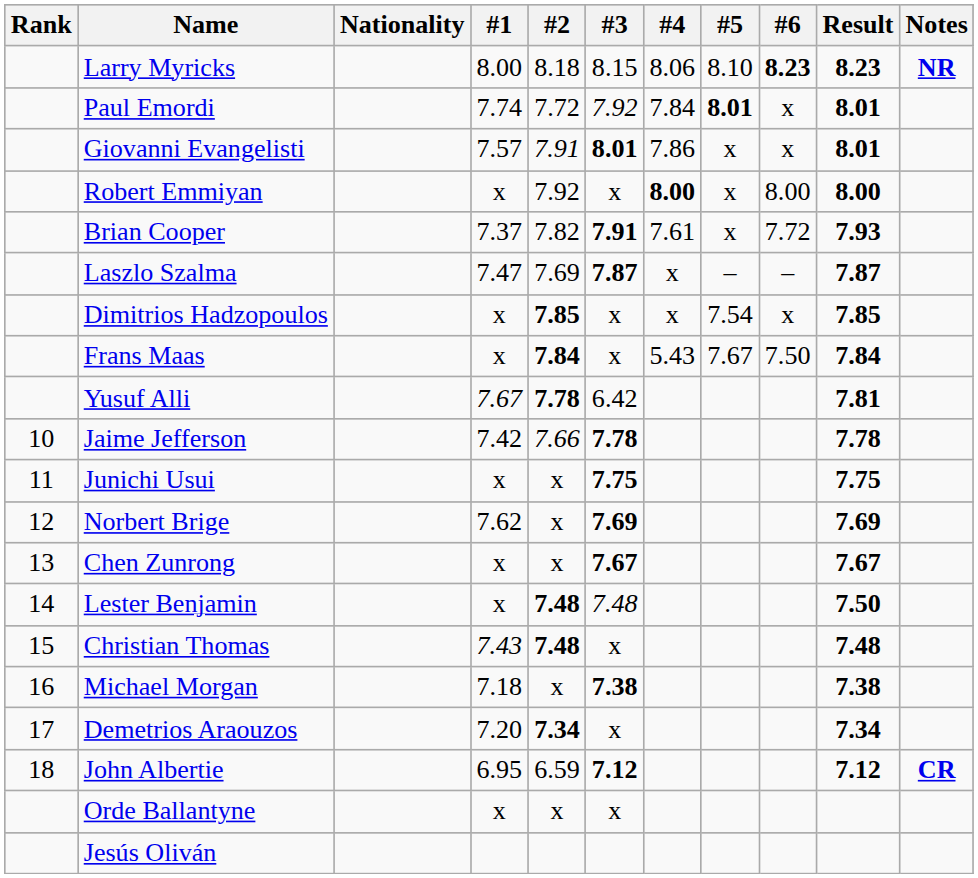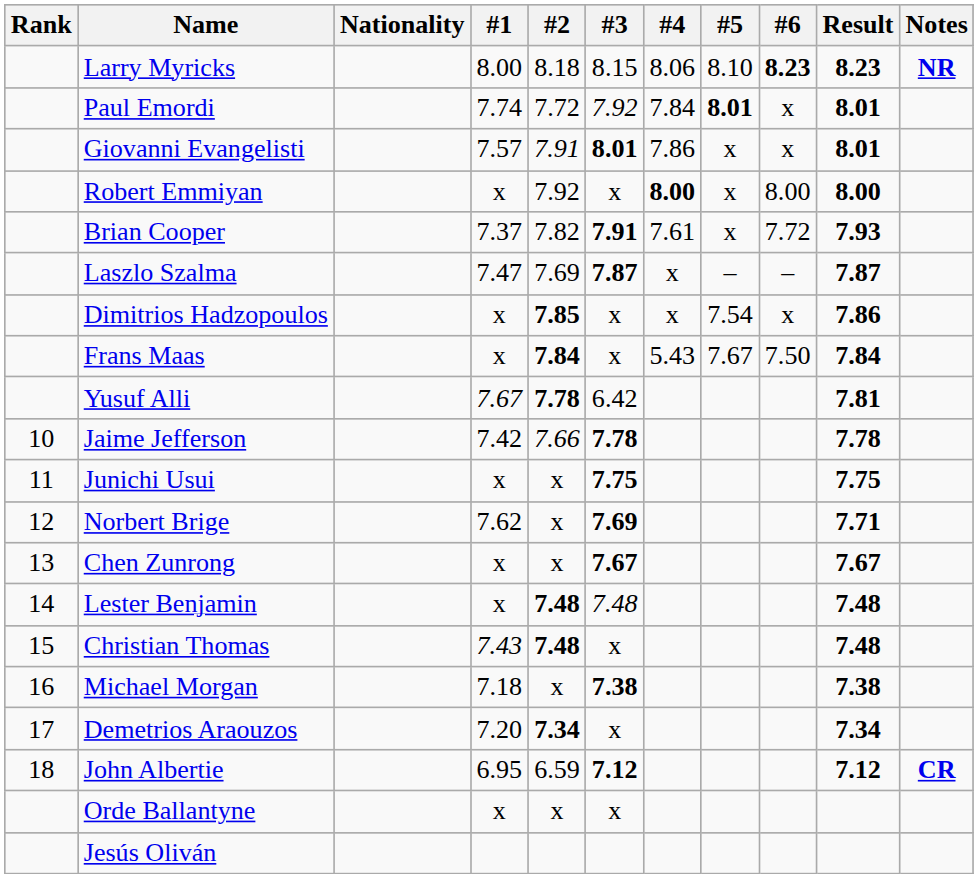(858, 314) 7.85 -> (858, 314) 7.86
(858, 521) 7.69 -> (858, 521) 7.71
(858, 604) 7.50 -> (858, 604) 7.48
